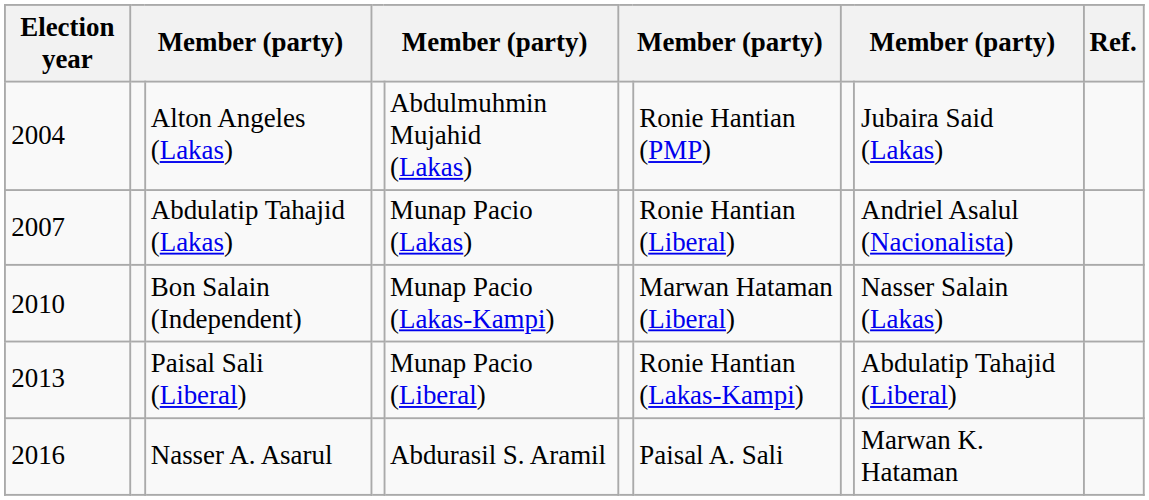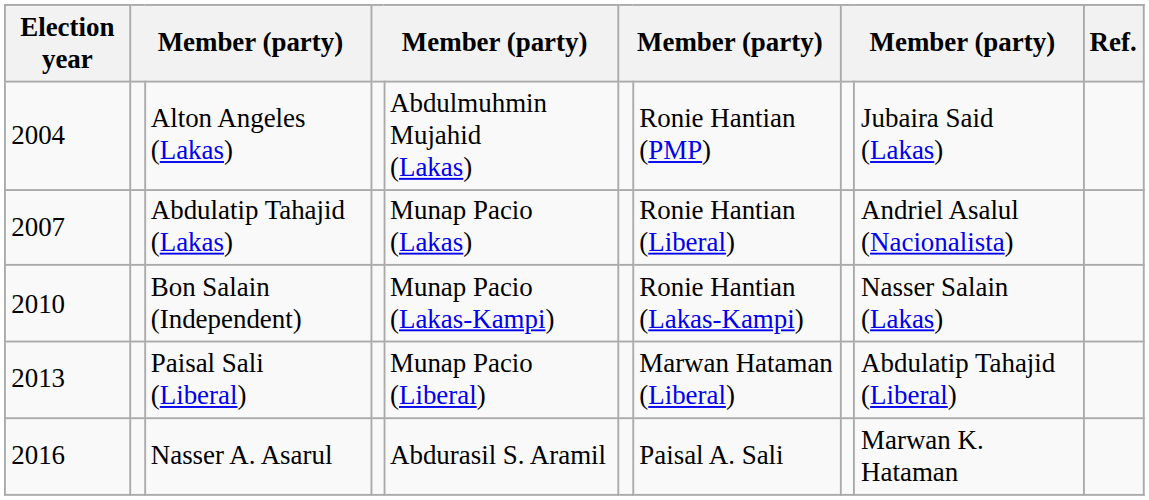(736, 303) Marwan Hataman (Liberal) -> (721, 303) Ronie Hantian (Lakas-Kampi)
(721, 379) Ronie Hantian (Lakas-Kampi) -> (736, 379) Marwan Hataman (Liberal)
